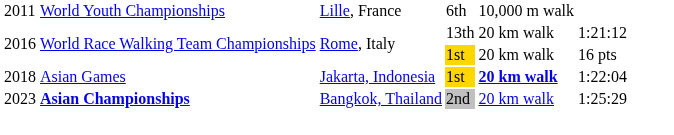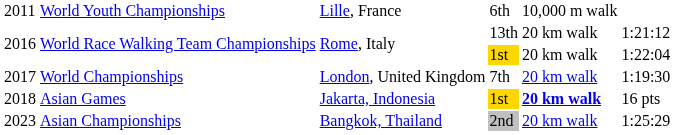(597, 54) 16 pts -> (646, 54) 1:22:04
+ row: (20, 76)
(602, 76) 1:22:04 -> (641, 98) 16 pts
(115, 98) bold -> (110, 120) normal
